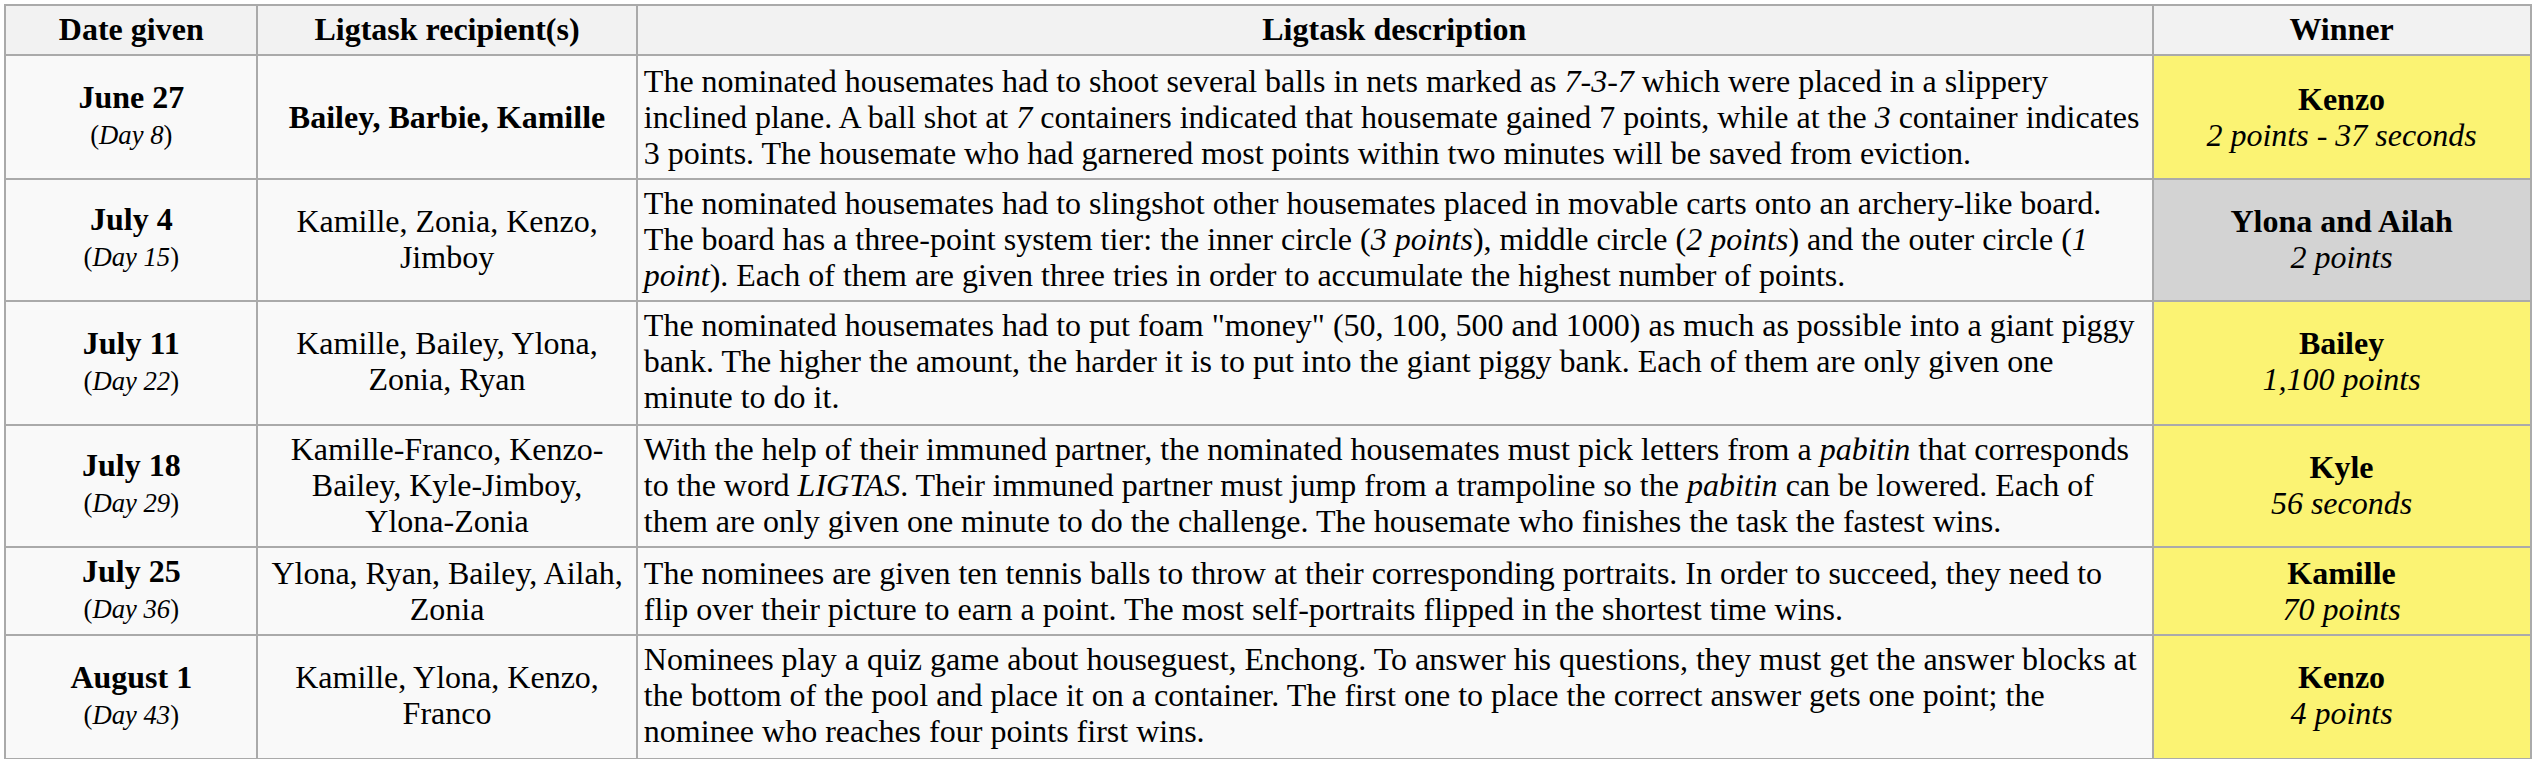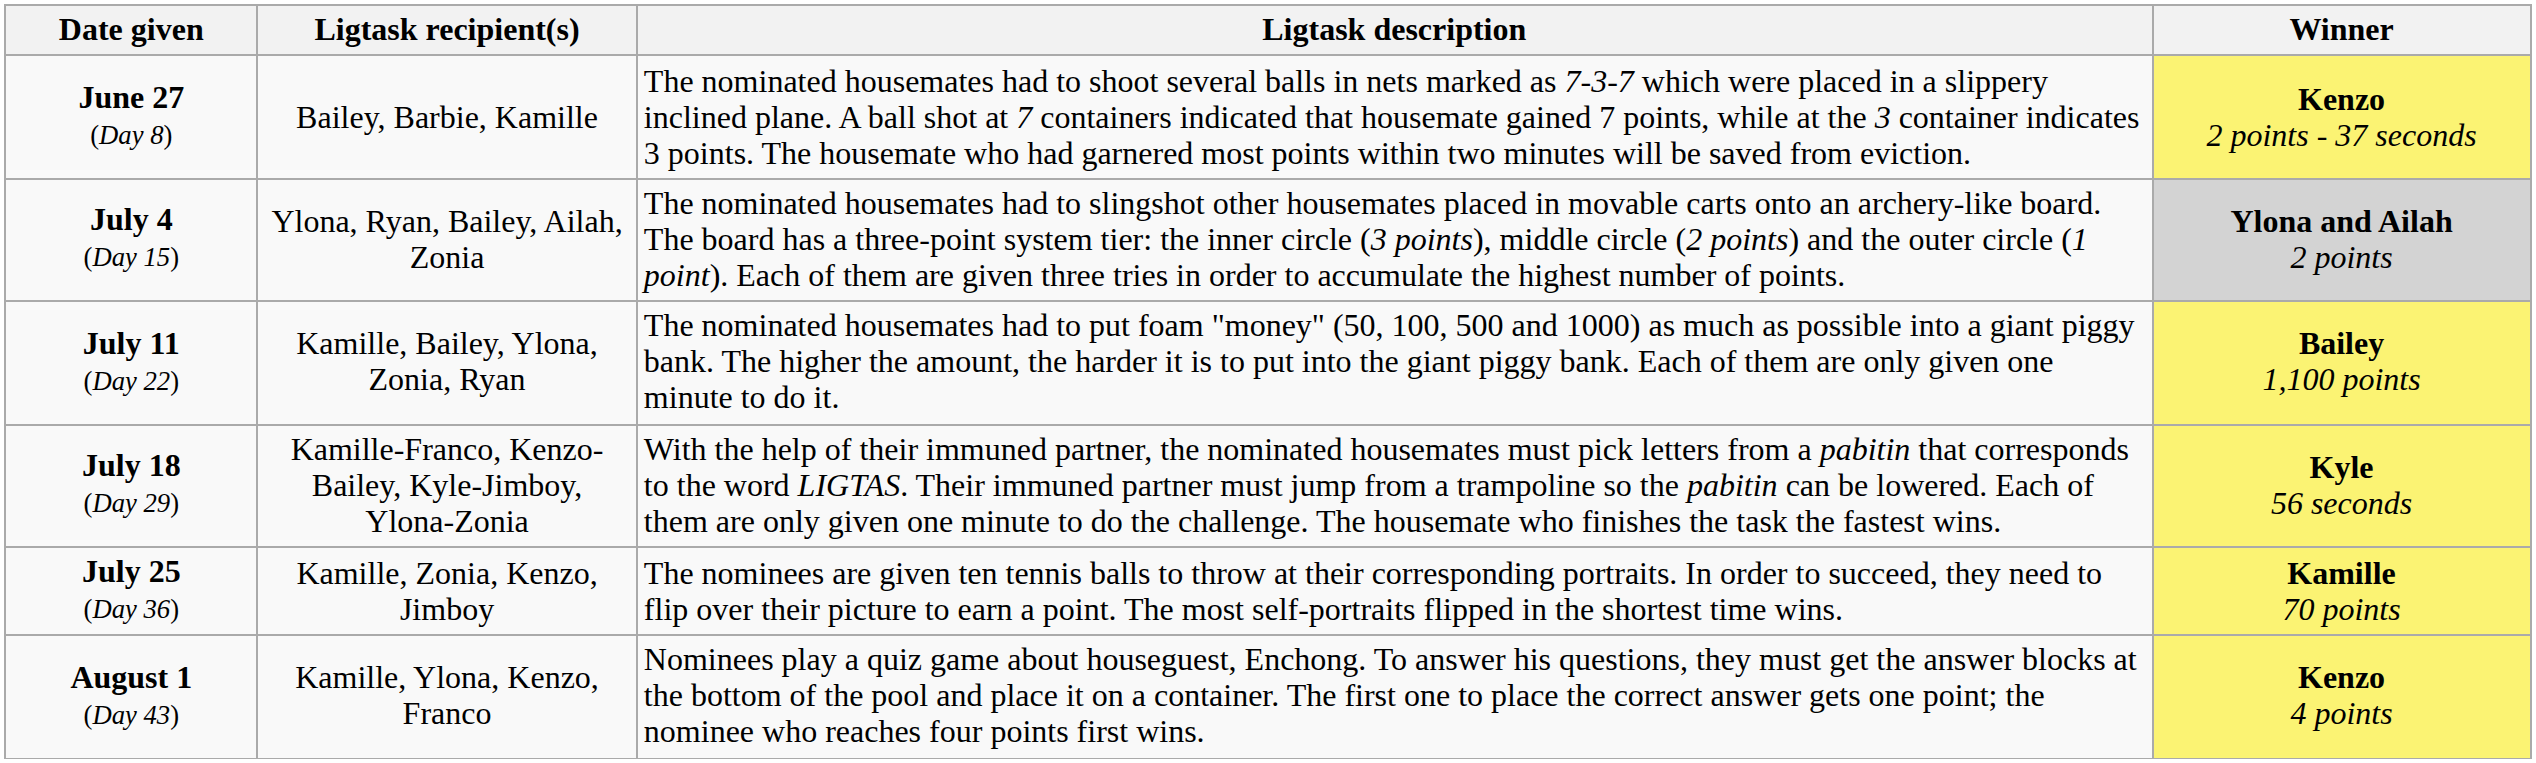(447, 116) bold -> (447, 116) normal
(447, 239) Kamille, Zonia, Kenzo, Jimboy -> (447, 239) Ylona, Ryan, Bailey, Ailah, Zonia
(447, 590) Ylona, Ryan, Bailey, Ailah, Zonia -> (447, 590) Kamille, Zonia, Kenzo, Jimboy
